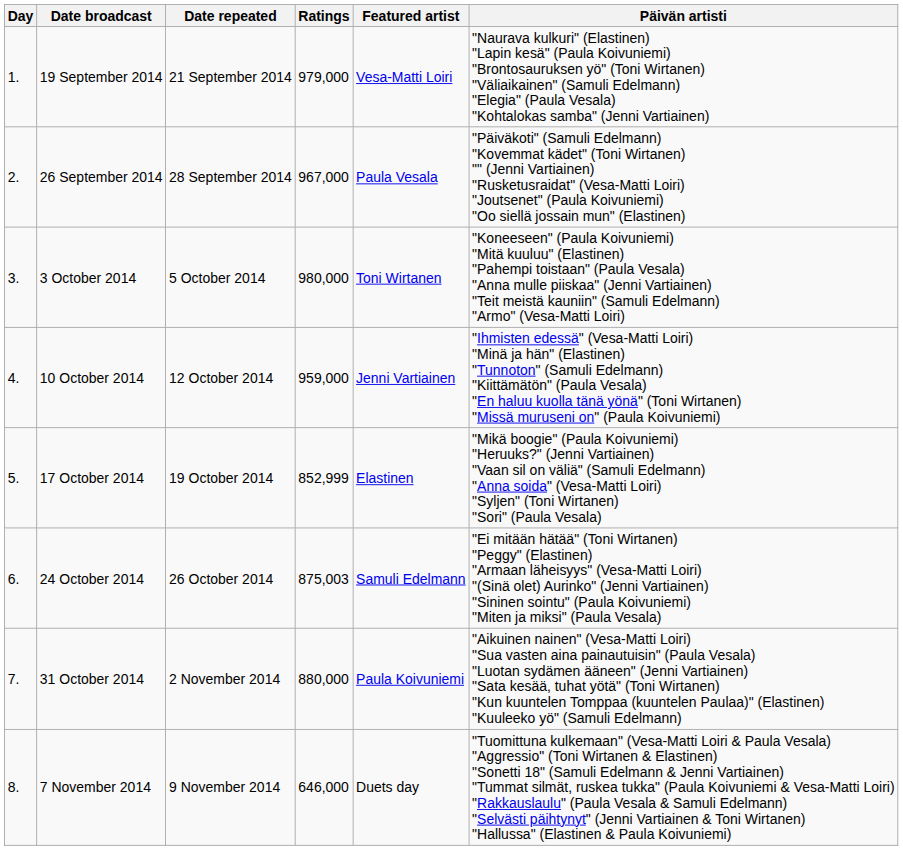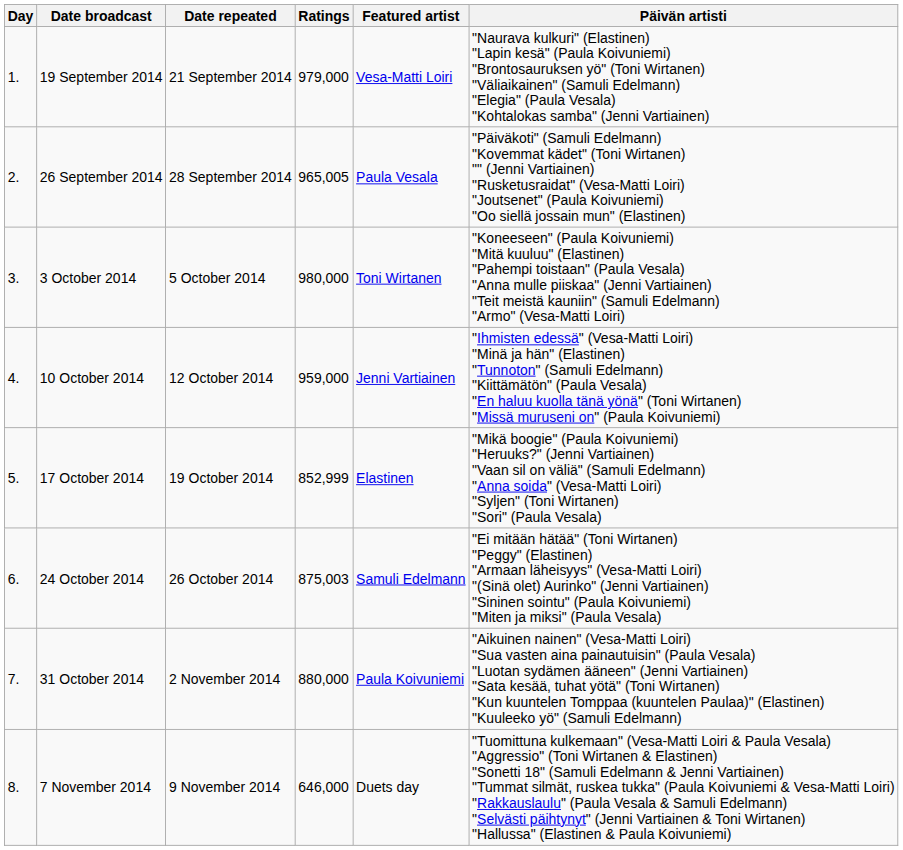(324, 177) 967,000 -> (324, 177) 965,005
